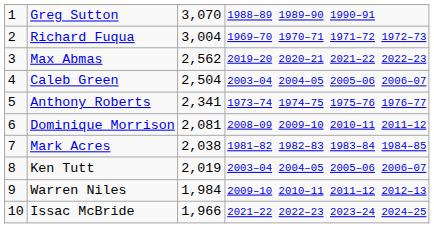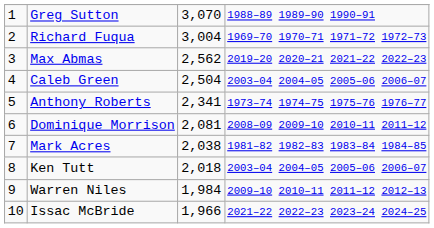(201, 168) 2,019 -> (201, 168) 2,018
